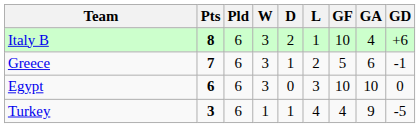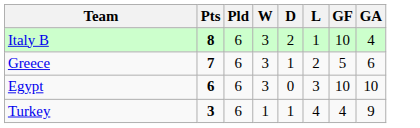- column: (400, 16)
